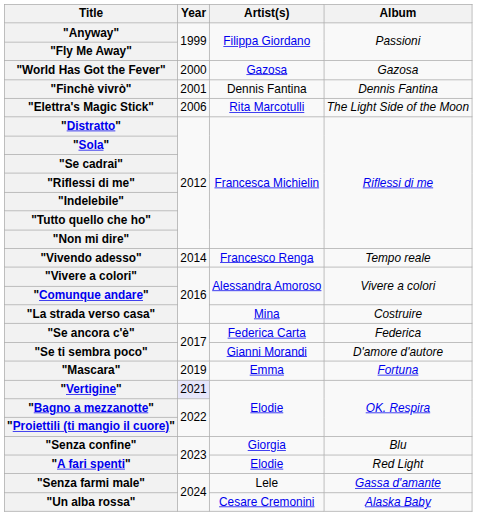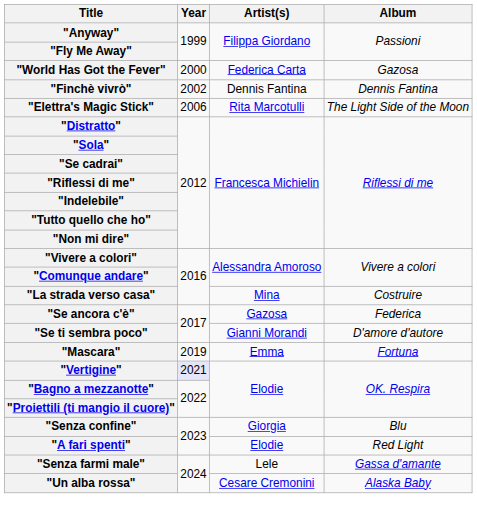(267, 70) Gazosa -> (267, 70) Federica Carta
(194, 88) 2001 -> (194, 88) 2002
- row: (91, 257)
(267, 333) Federica Carta -> (267, 314) Gazosa
